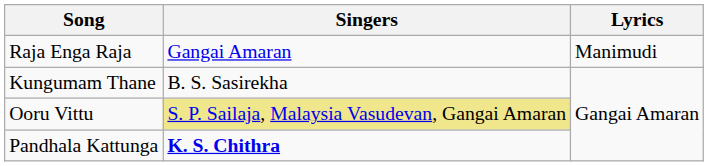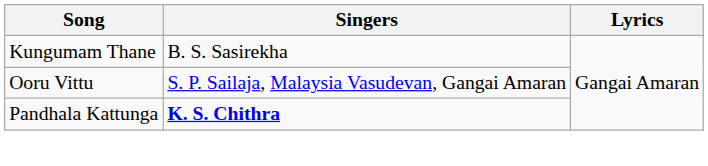- row: (70, 51)
(367, 113) khaki background -> (367, 82) no background
